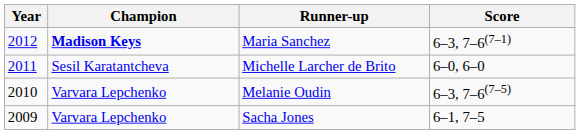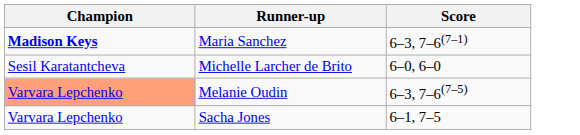- column: (26, 16)
(109, 92) no background -> (65, 92) lightsalmon background
